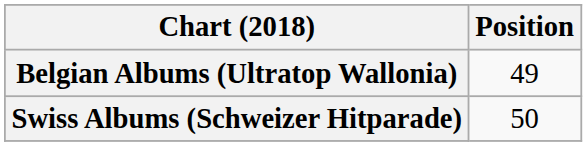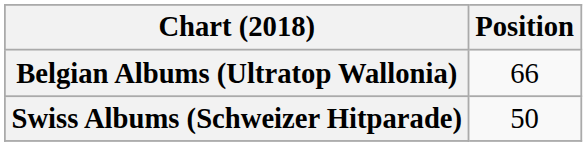(525, 72) 49 -> (525, 72) 66
